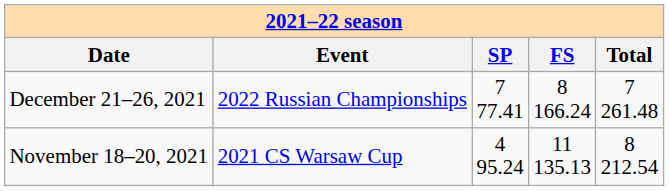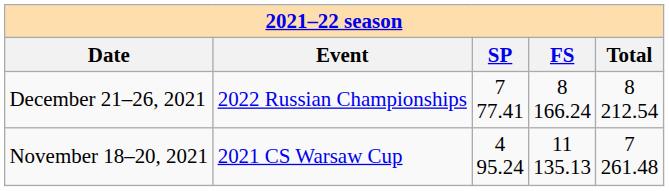(629, 99) 7 261.48 -> (629, 99) 8 212.54
(629, 156) 8 212.54 -> (629, 156) 7 261.48
